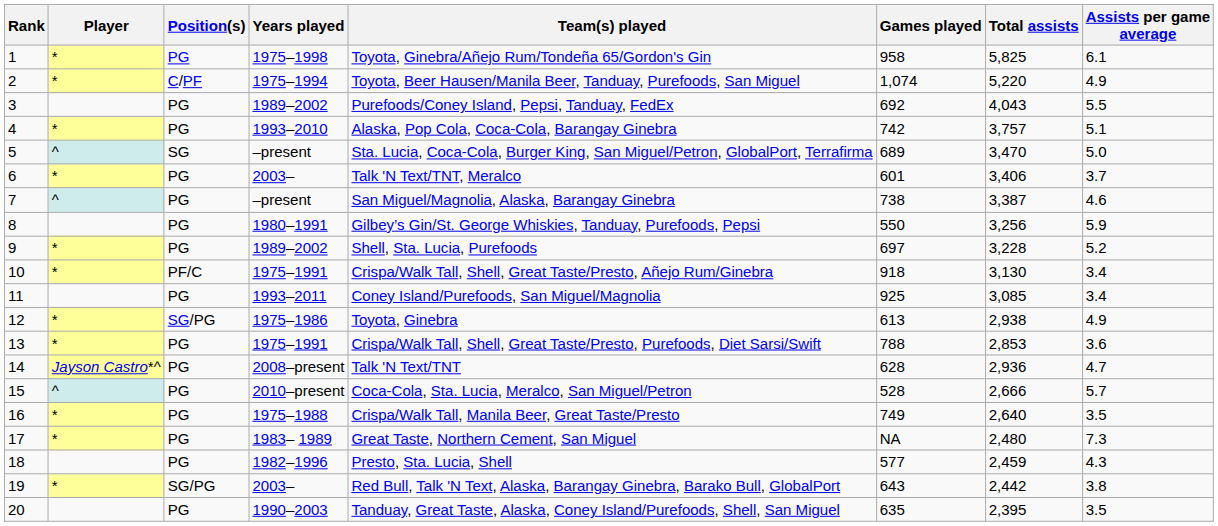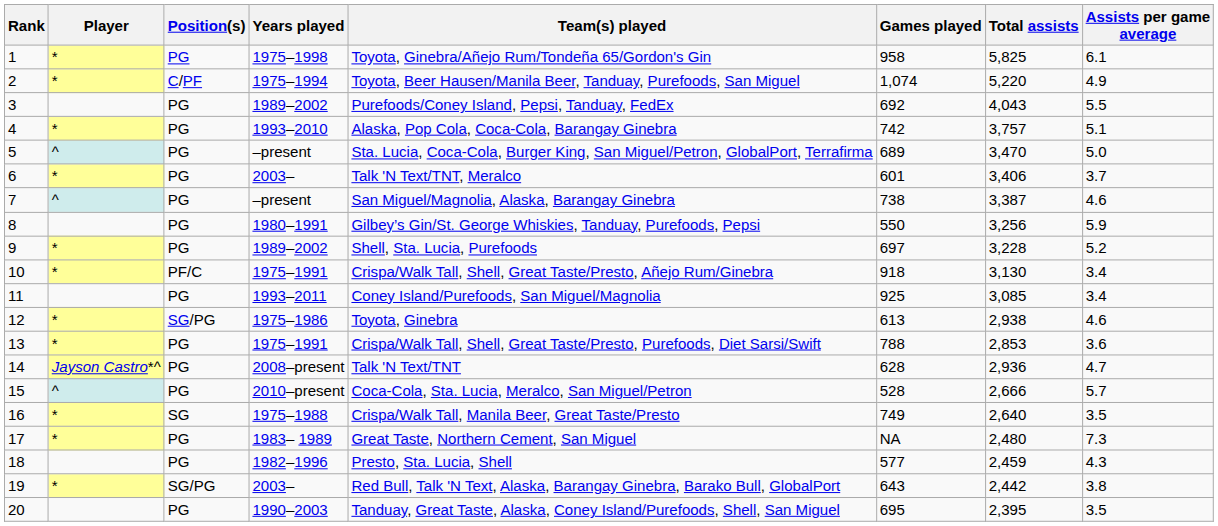(179, 153) SG -> (179, 153) PG
(1096, 319) 4.9 -> (1096, 319) 4.6
(179, 415) PG -> (179, 415) SG
(892, 510) 635 -> (892, 510) 695
